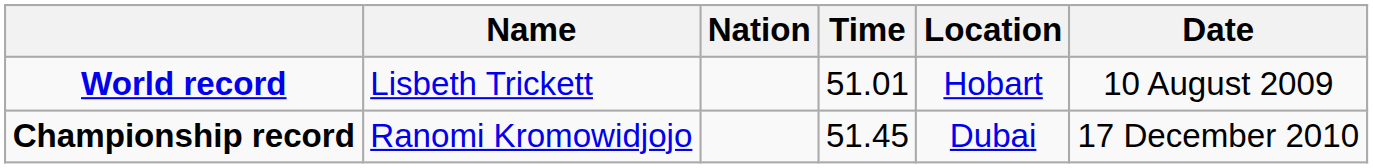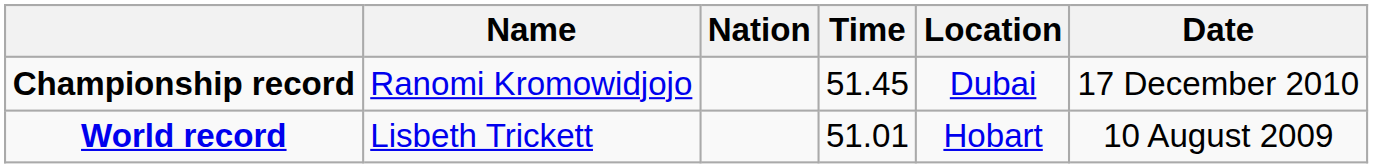rows swapped: (184, 83) <-> (184, 135)
